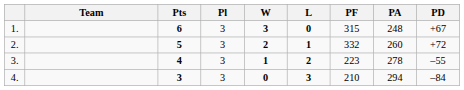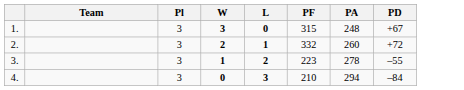- column: (179, 12)
